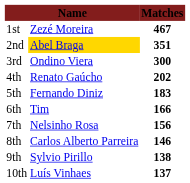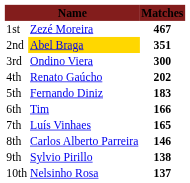(64, 125) Nelsinho Rosa -> (61, 125) Luís Vinhaes
(162, 125) 156 -> (162, 125) 165
(61, 173) Luís Vinhaes -> (64, 173) Nelsinho Rosa
